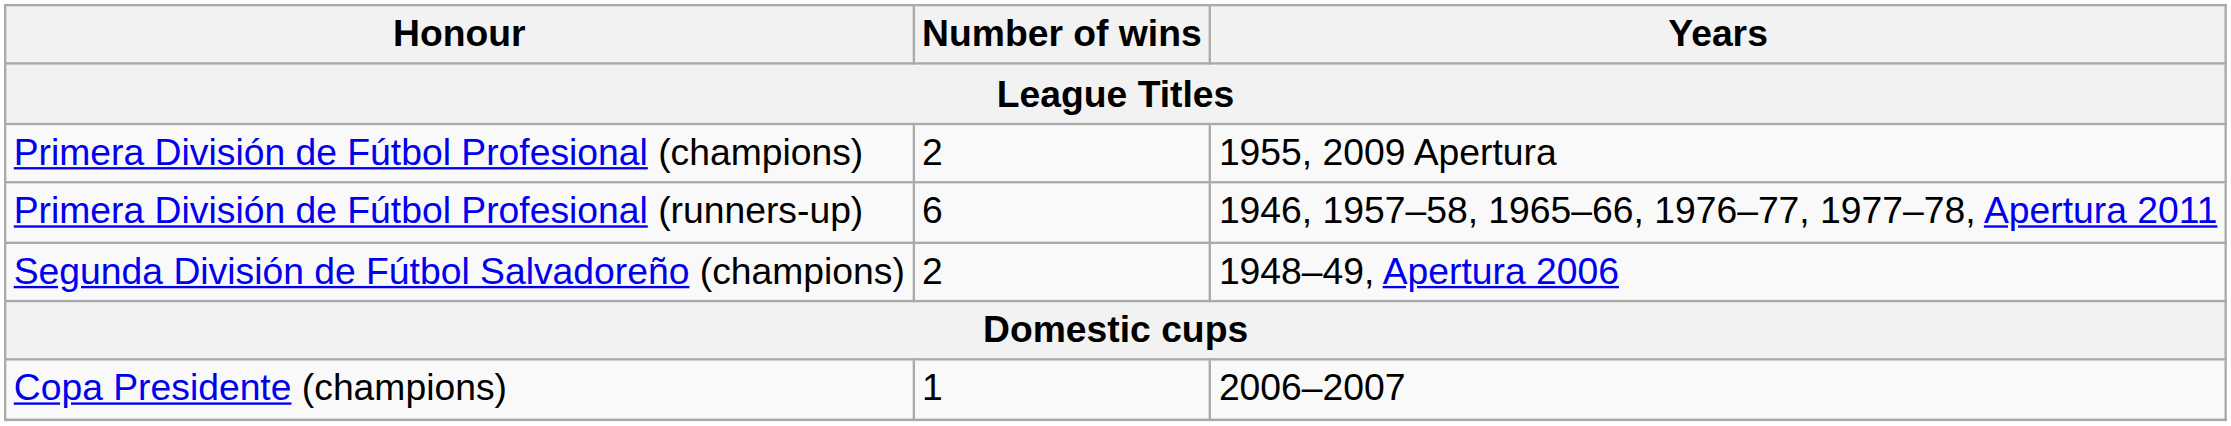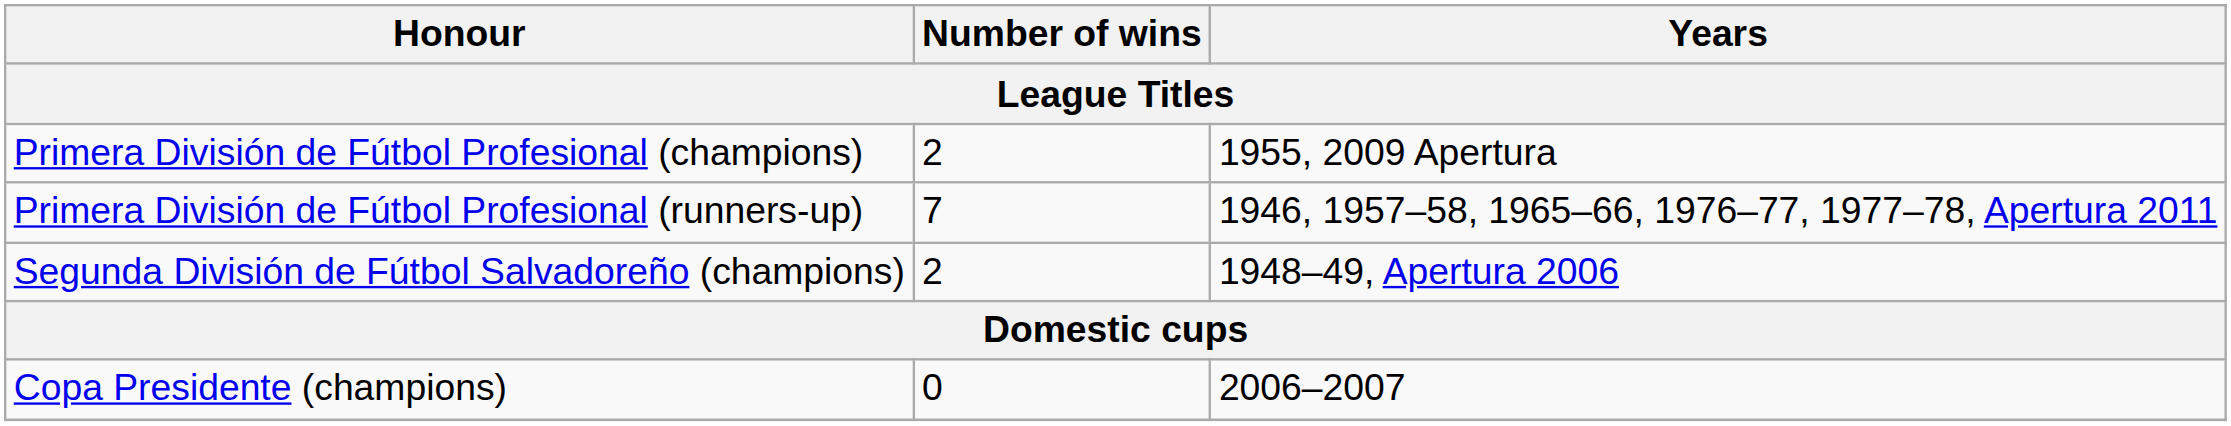(932, 211) 6 -> (932, 211) 7
(932, 388) 1 -> (932, 388) 0
